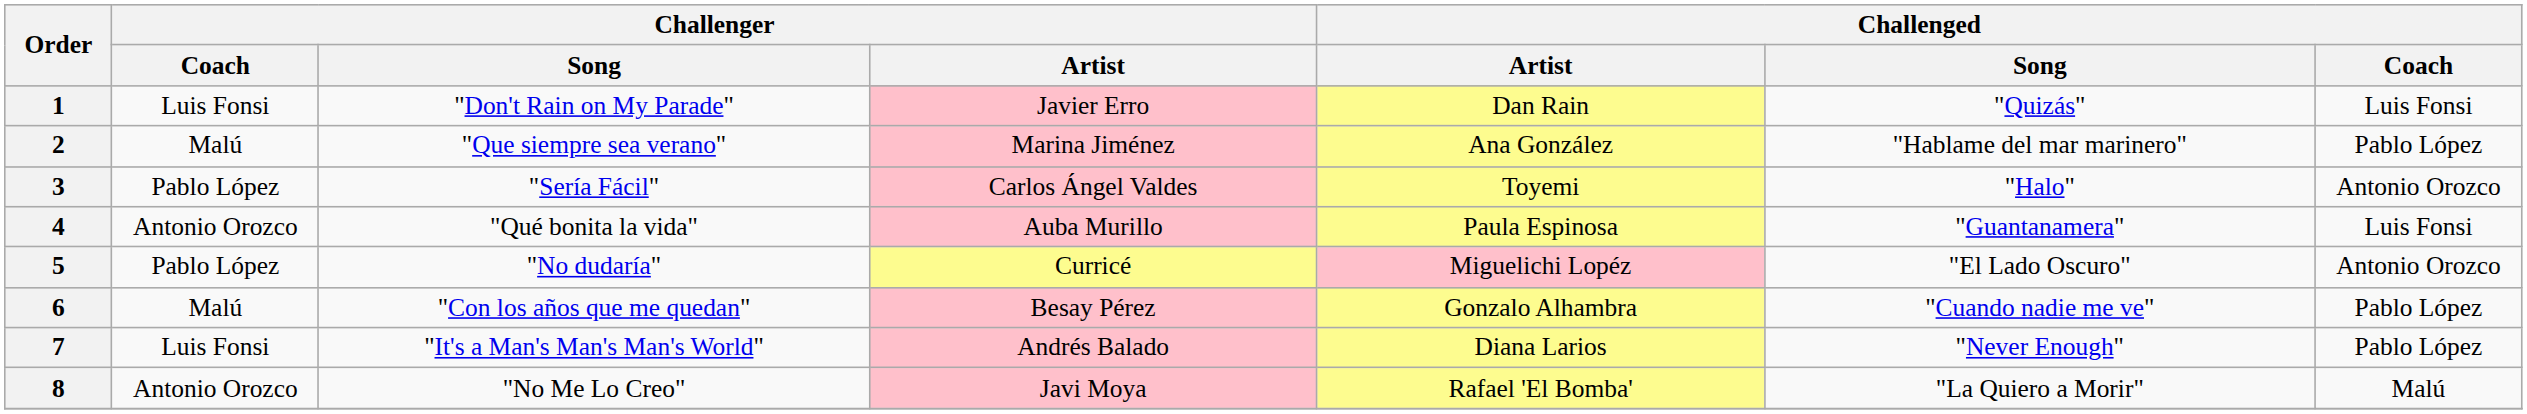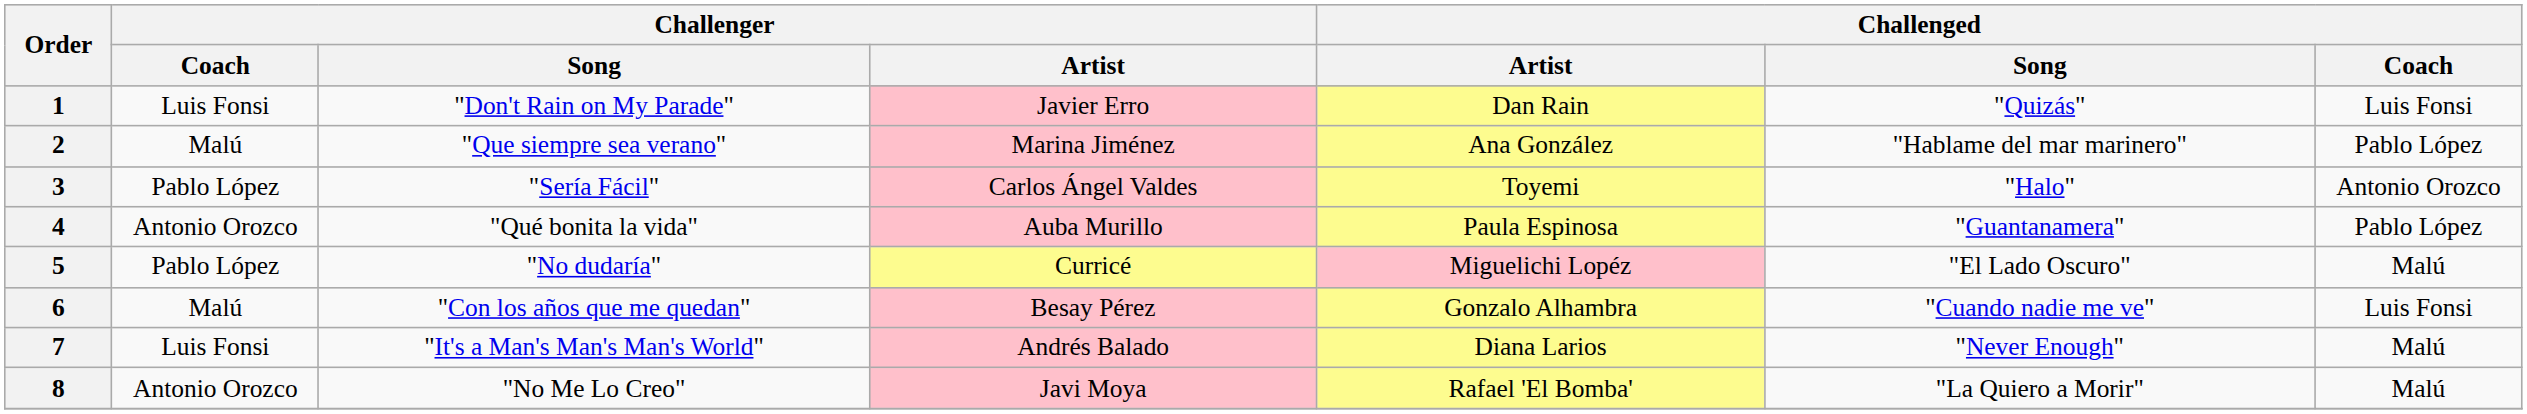(2418, 226) Luis Fonsi -> (2418, 226) Pablo López
(2418, 266) Antonio Orozco -> (2418, 266) Malú
(2418, 307) Pablo López -> (2418, 307) Luis Fonsi
(2418, 347) Pablo López -> (2418, 347) Malú
